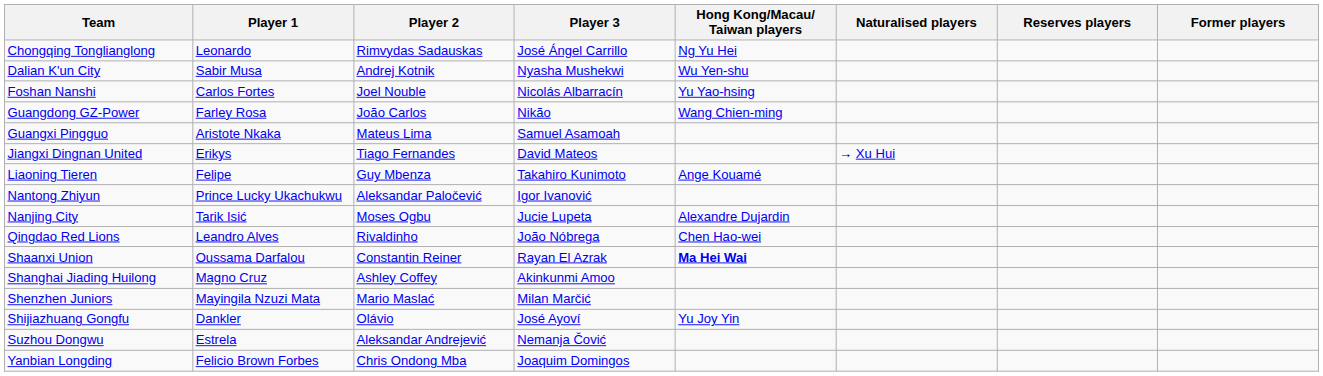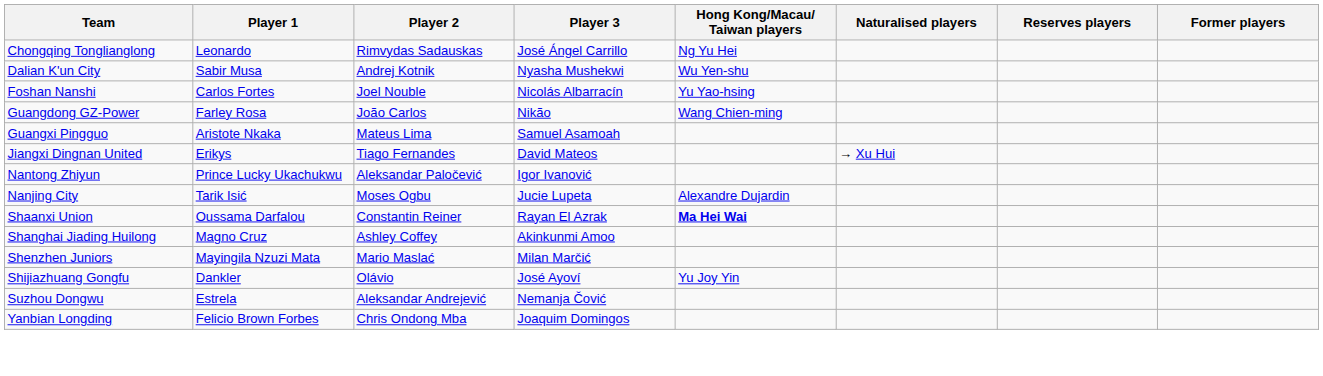- row: (52, 175)
- row: (64, 237)
